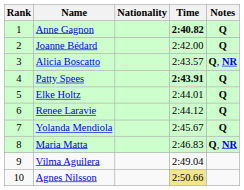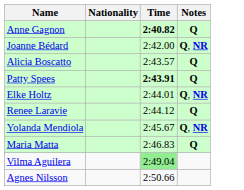- column: (19, 12)
(223, 45) Q -> (194, 45) Q, NR
(223, 62) Q, NR -> (194, 62) Q
(223, 95) Q -> (194, 95) Q, NR
(223, 128) Q -> (194, 128) Q, NR
(223, 144) Q, NR -> (194, 144) Q
(188, 161) no background -> (159, 161) lightgreen background
(188, 177) khaki background -> (159, 177) no background
